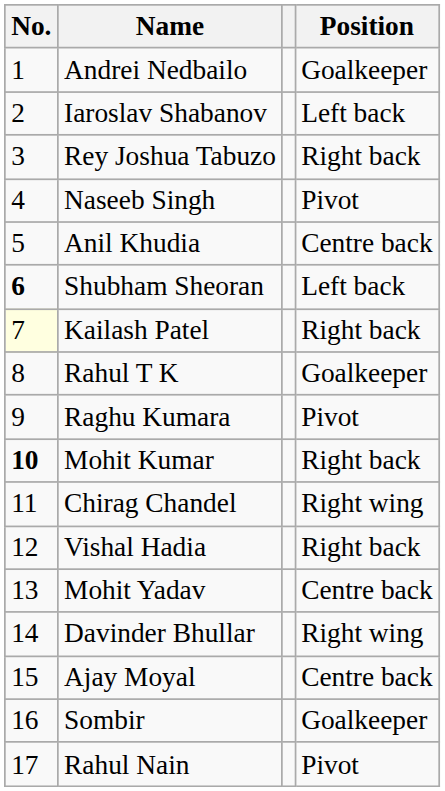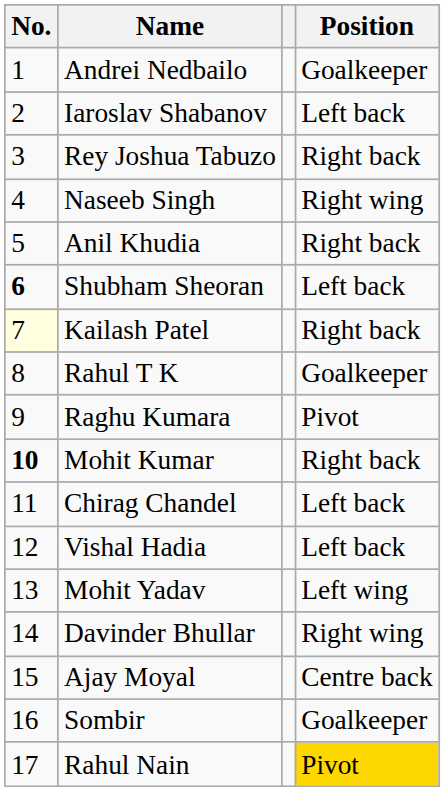(330, 199) Pivot -> (362, 199) Right wing
(367, 243) Centre back -> (361, 243) Right back
(362, 503) Right wing -> (353, 503) Left back
(361, 546) Right back -> (353, 546) Left back
(367, 590) Centre back -> (355, 590) Left wing
(330, 763) no background -> (330, 763) gold background
